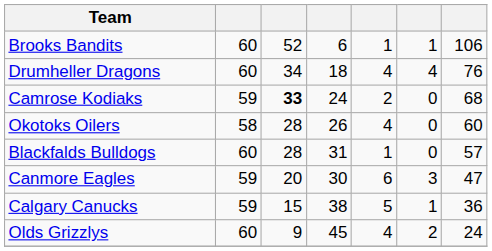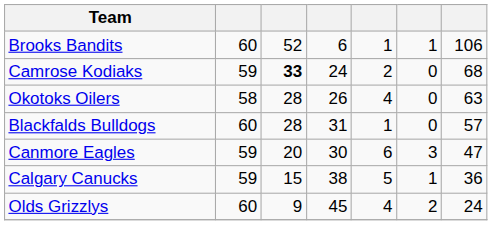- row: (84, 71)
(473, 125) 60 -> (473, 98) 63
